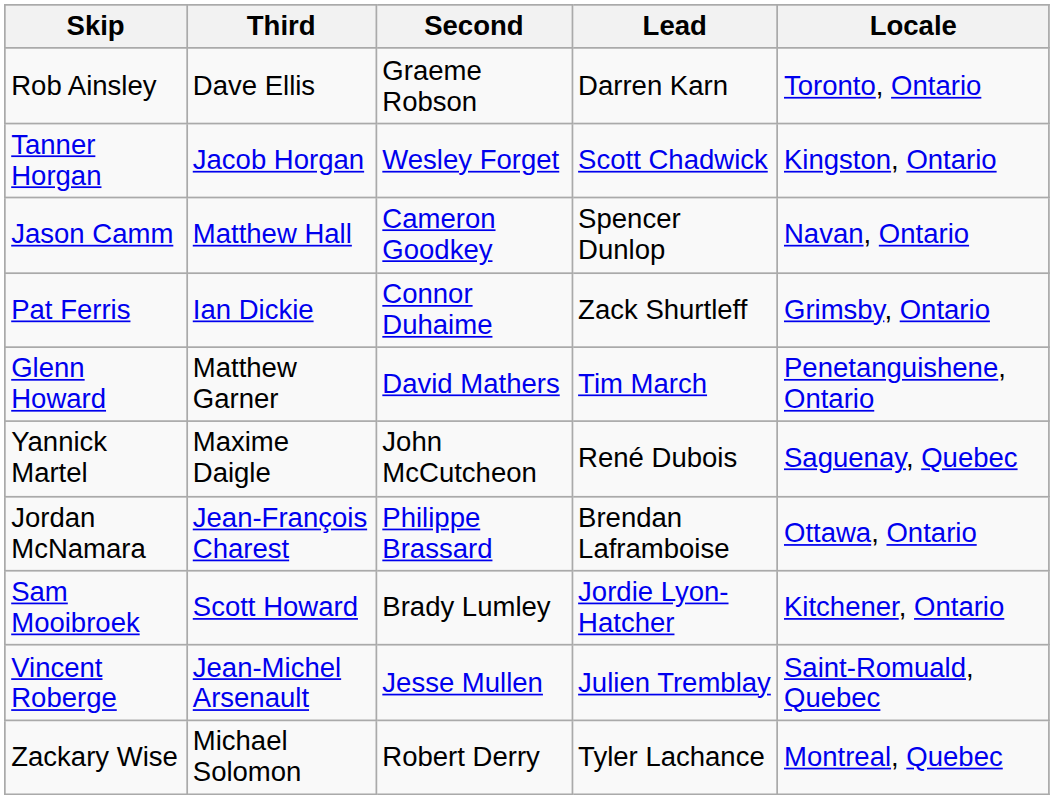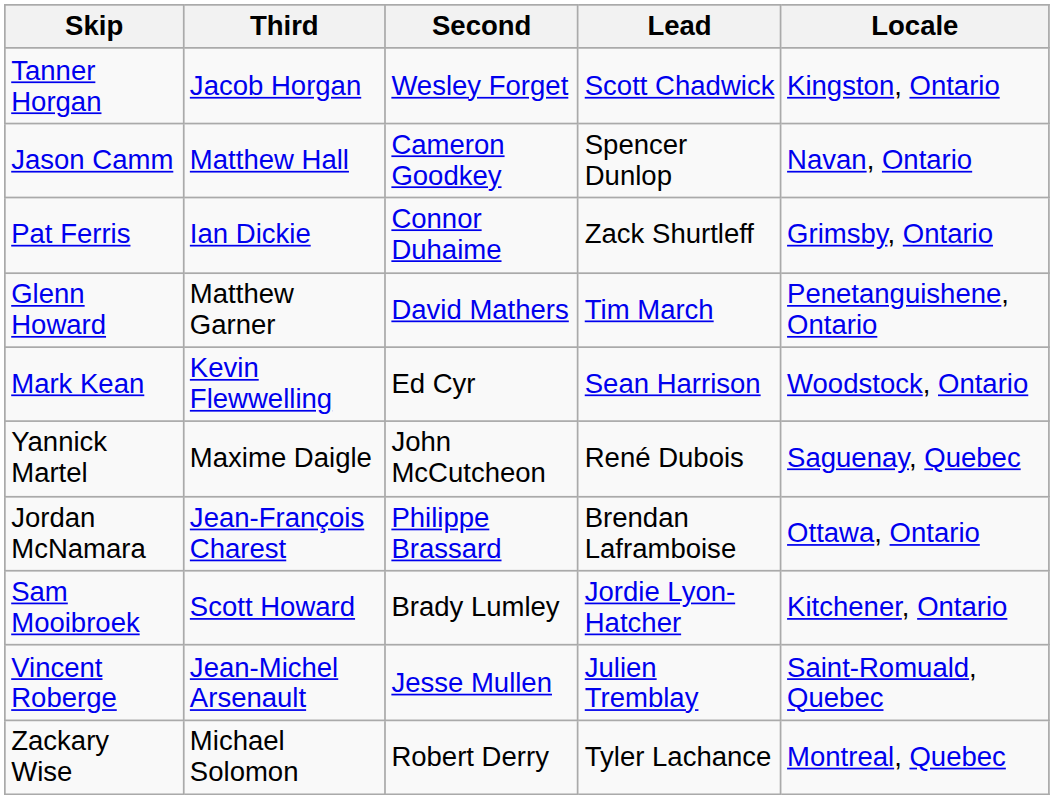- row: (84, 85)
+ row: (78, 383)
